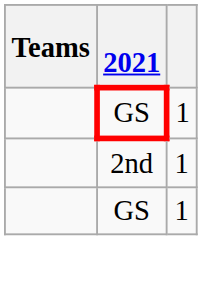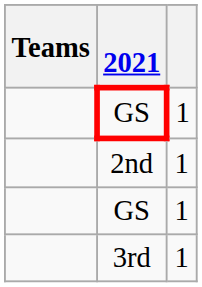+ row: (51, 259)
